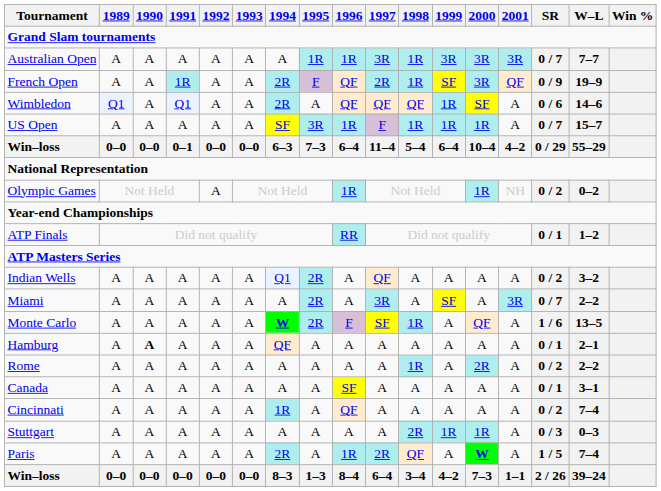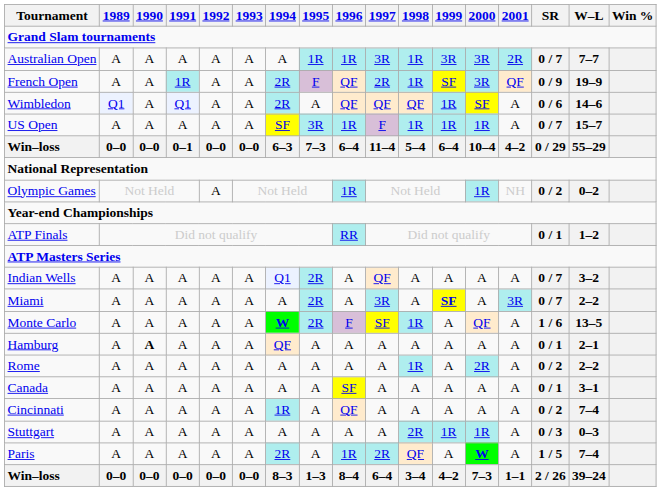(515, 58) 3R -> (515, 58) 2R
(550, 277) 0 / 2 -> (550, 277) 0 / 7
(449, 299) normal -> (449, 299) bold
